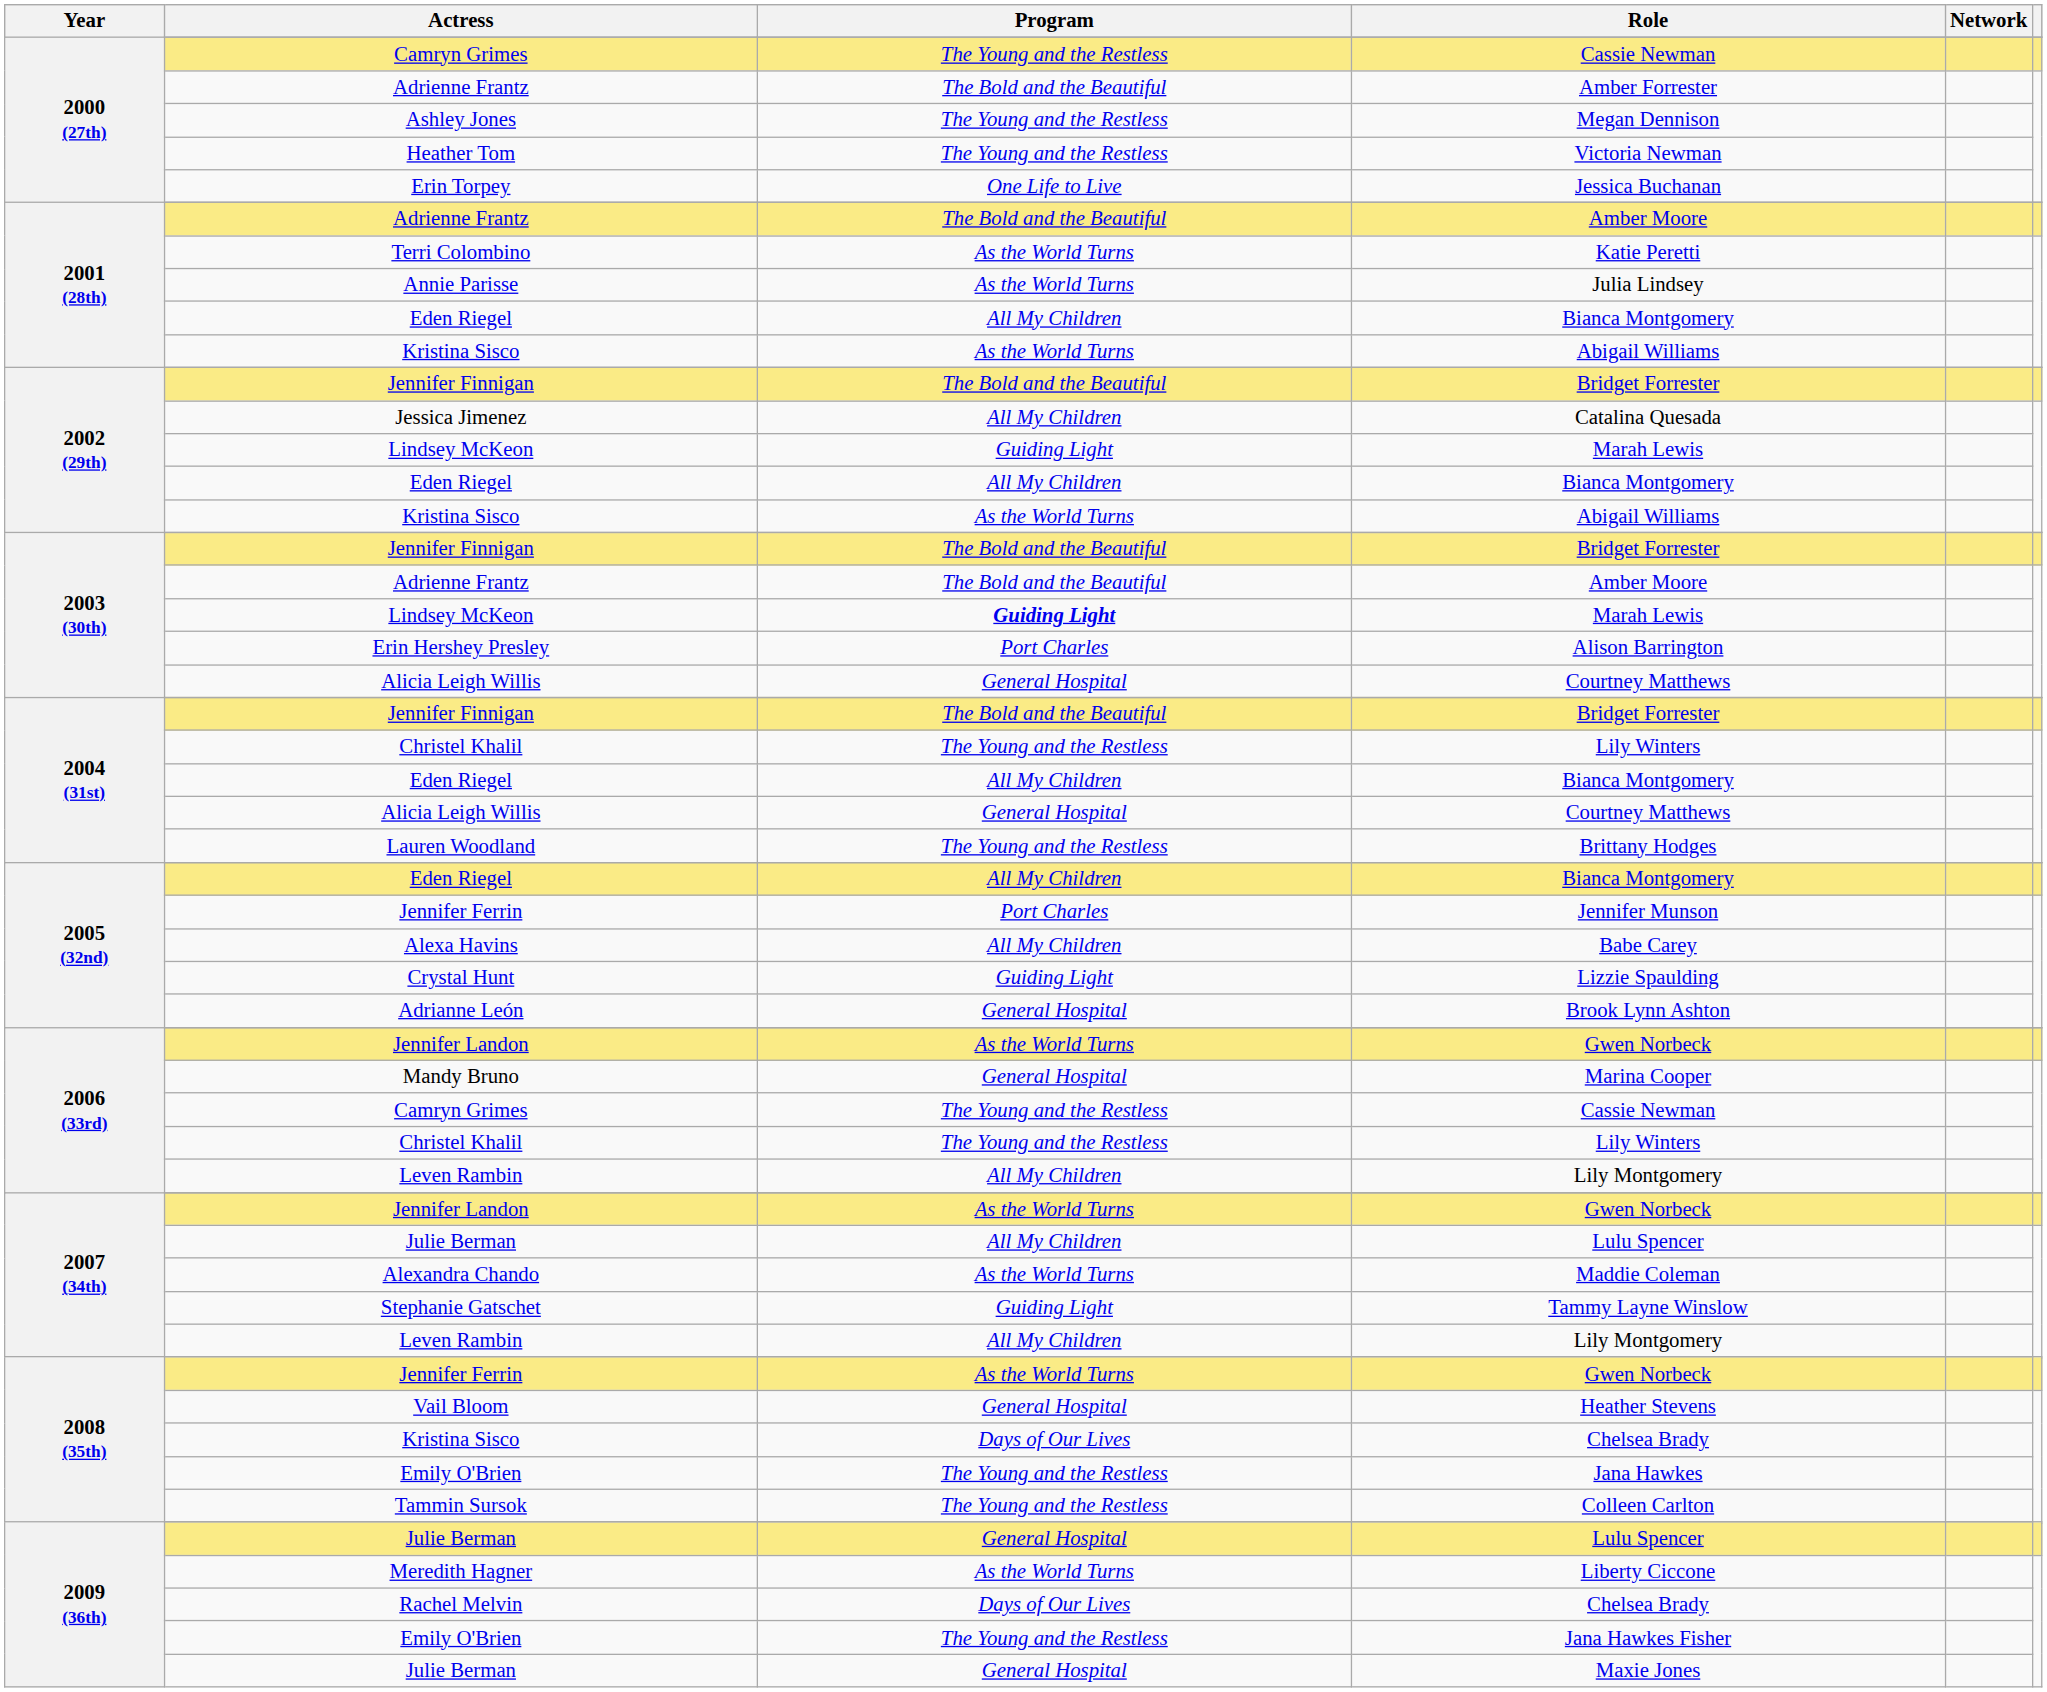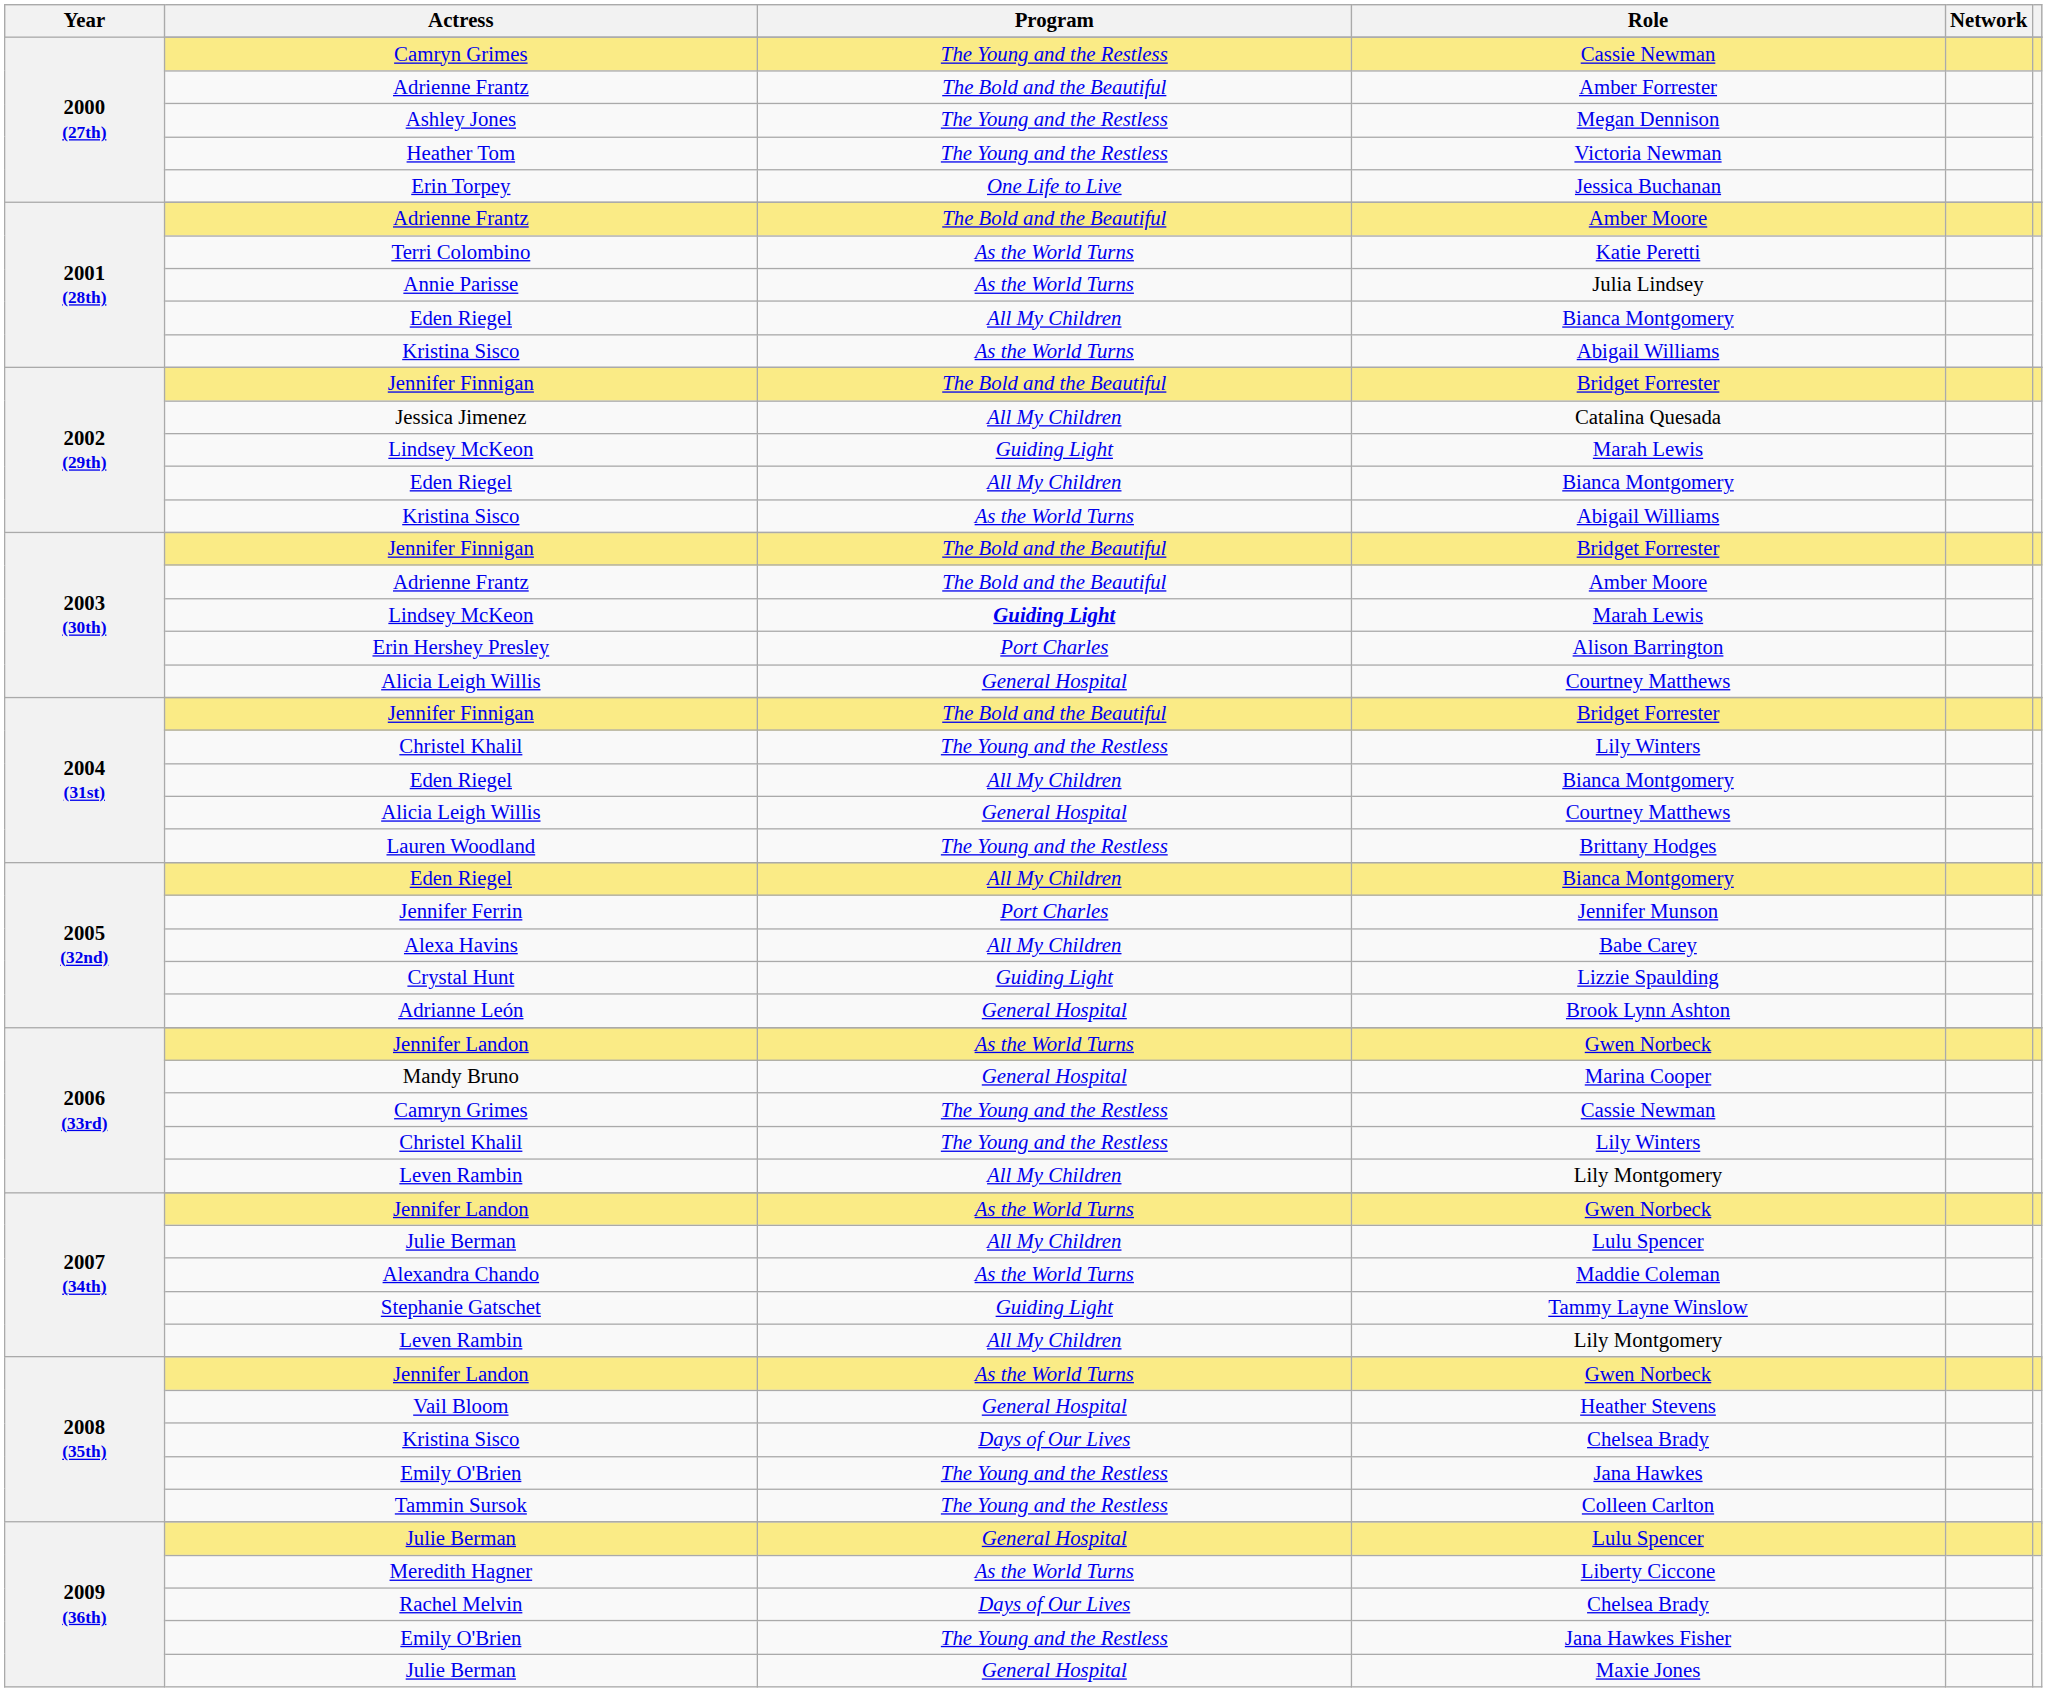(461, 1373) Jennifer Ferrin -> (461, 1373) Jennifer Landon
